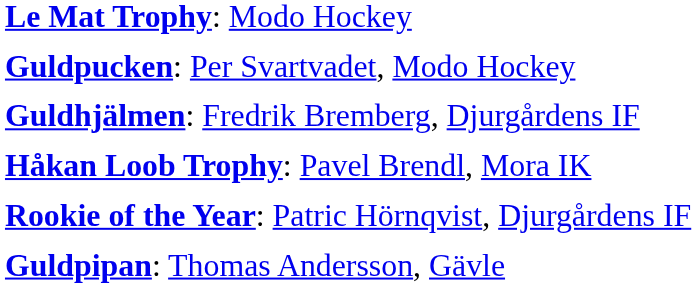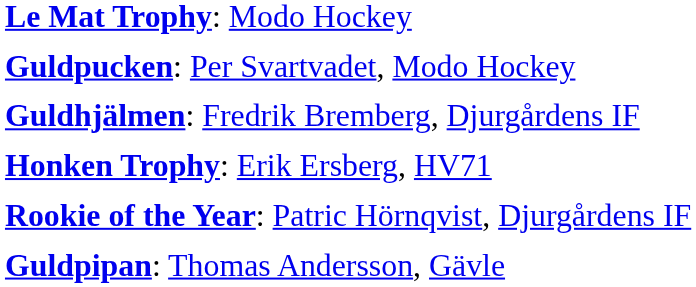+ row: (248, 165)
- row: (298, 165)
